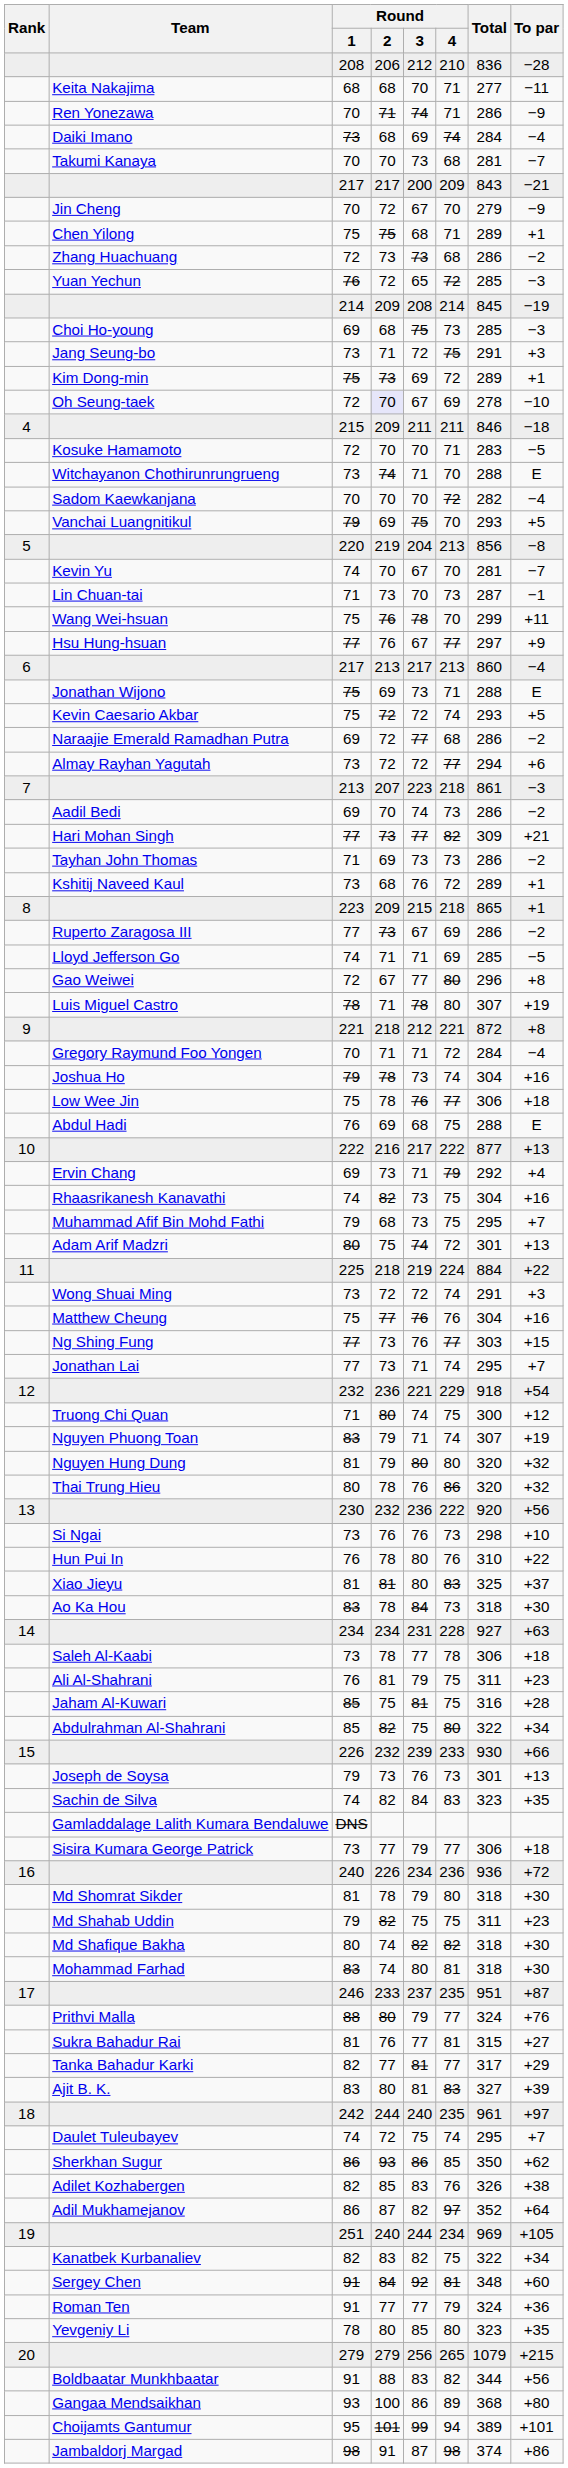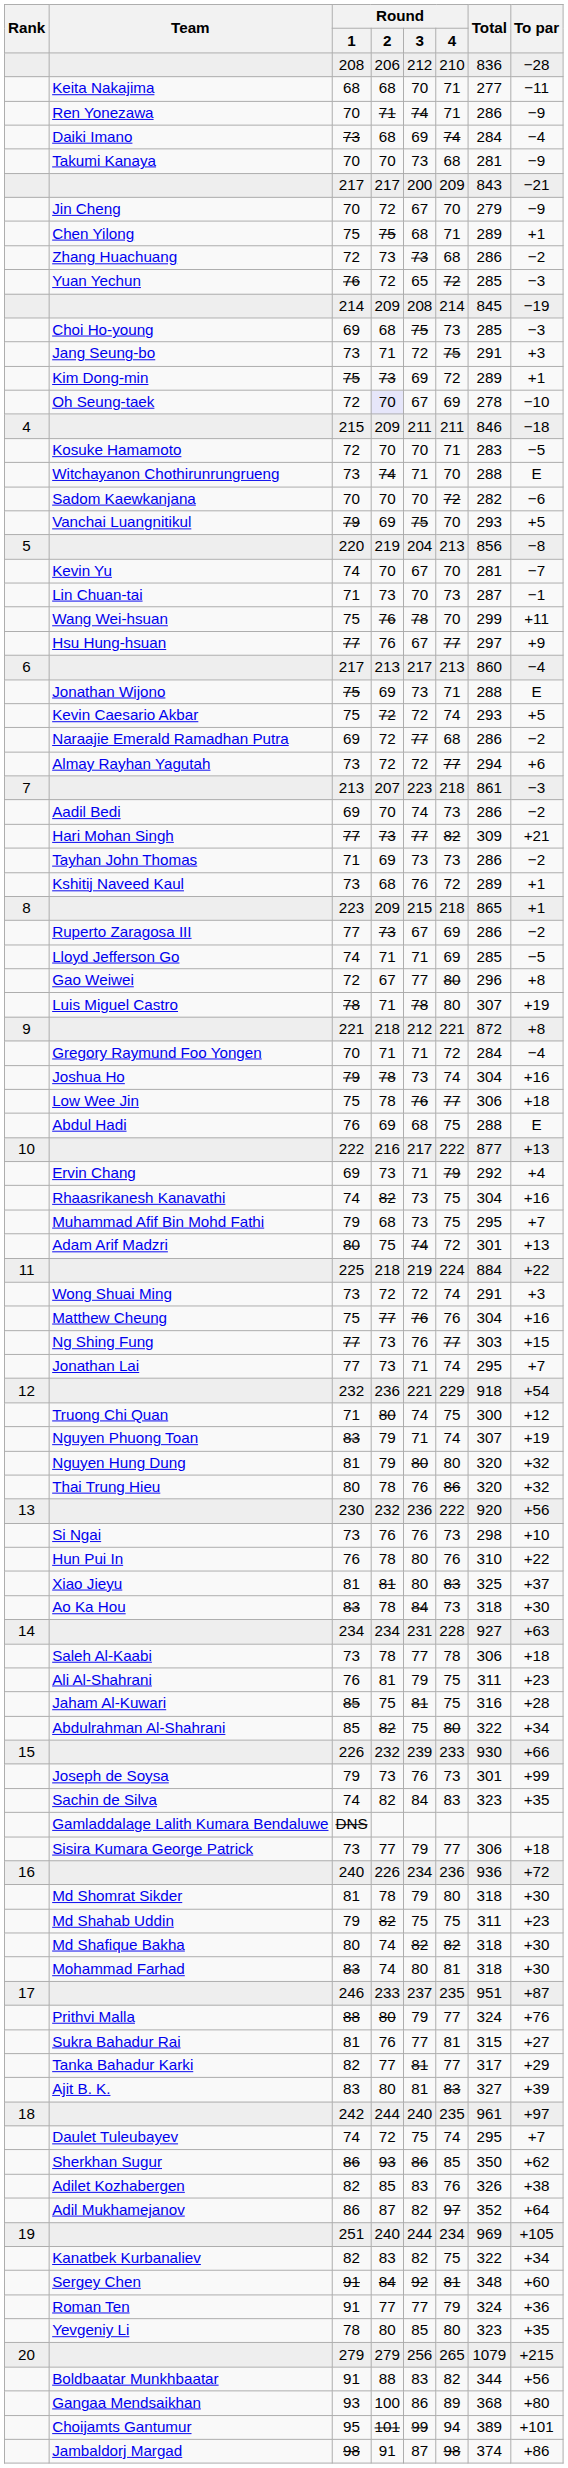(537, 161) −7 -> (537, 161) −9
(537, 498) −4 -> (537, 498) −6
(537, 1776) +13 -> (537, 1776) +99
